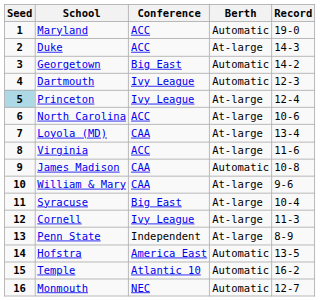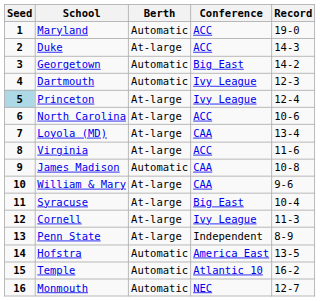columns swapped: (169, 13) <-> (241, 13)
